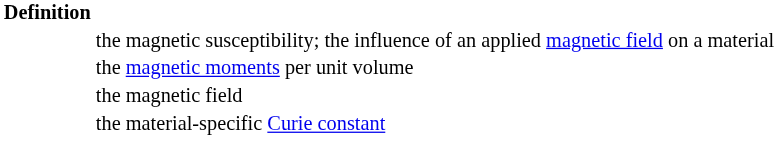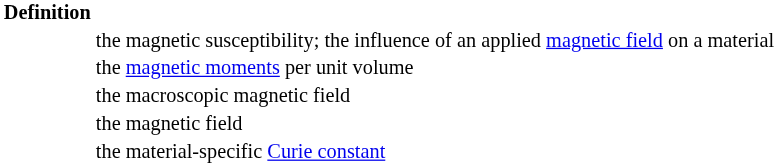+ row: (223, 95)
